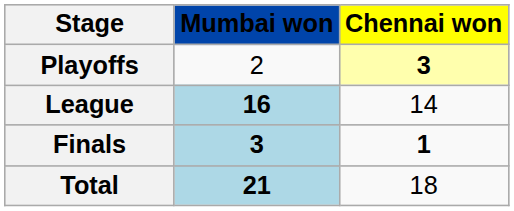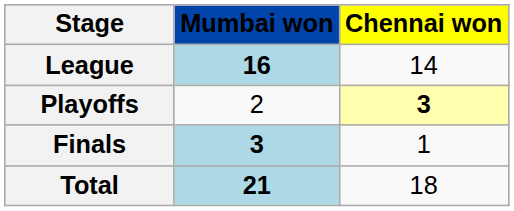rows swapped: (90, 104) <-> (90, 64)
(424, 144) bold -> (424, 144) normal
